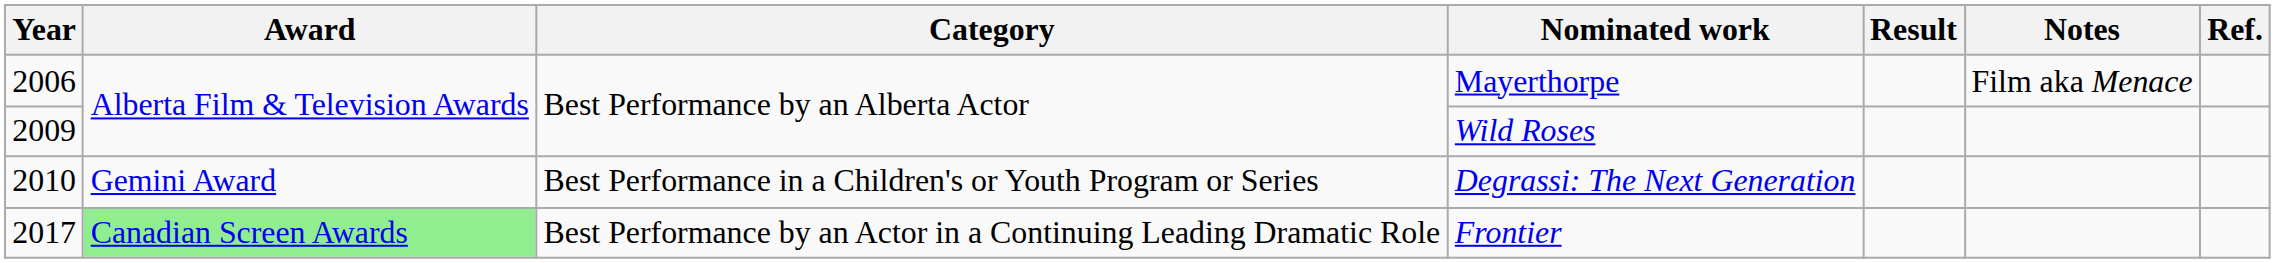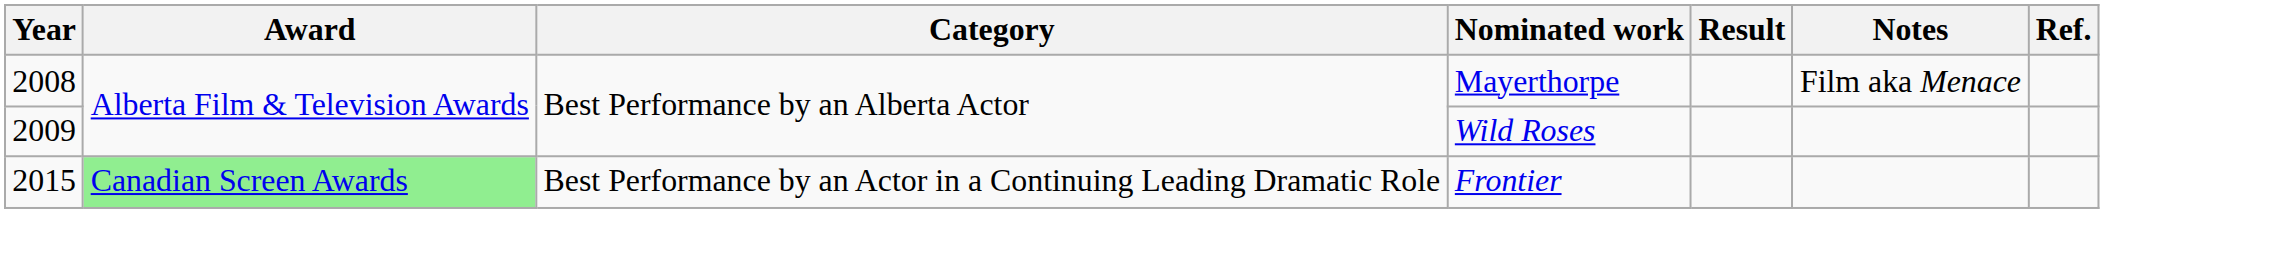(44, 80) 2006 -> (44, 80) 2008
- row: (1655, 181)
(44, 231) 2017 -> (44, 181) 2015
